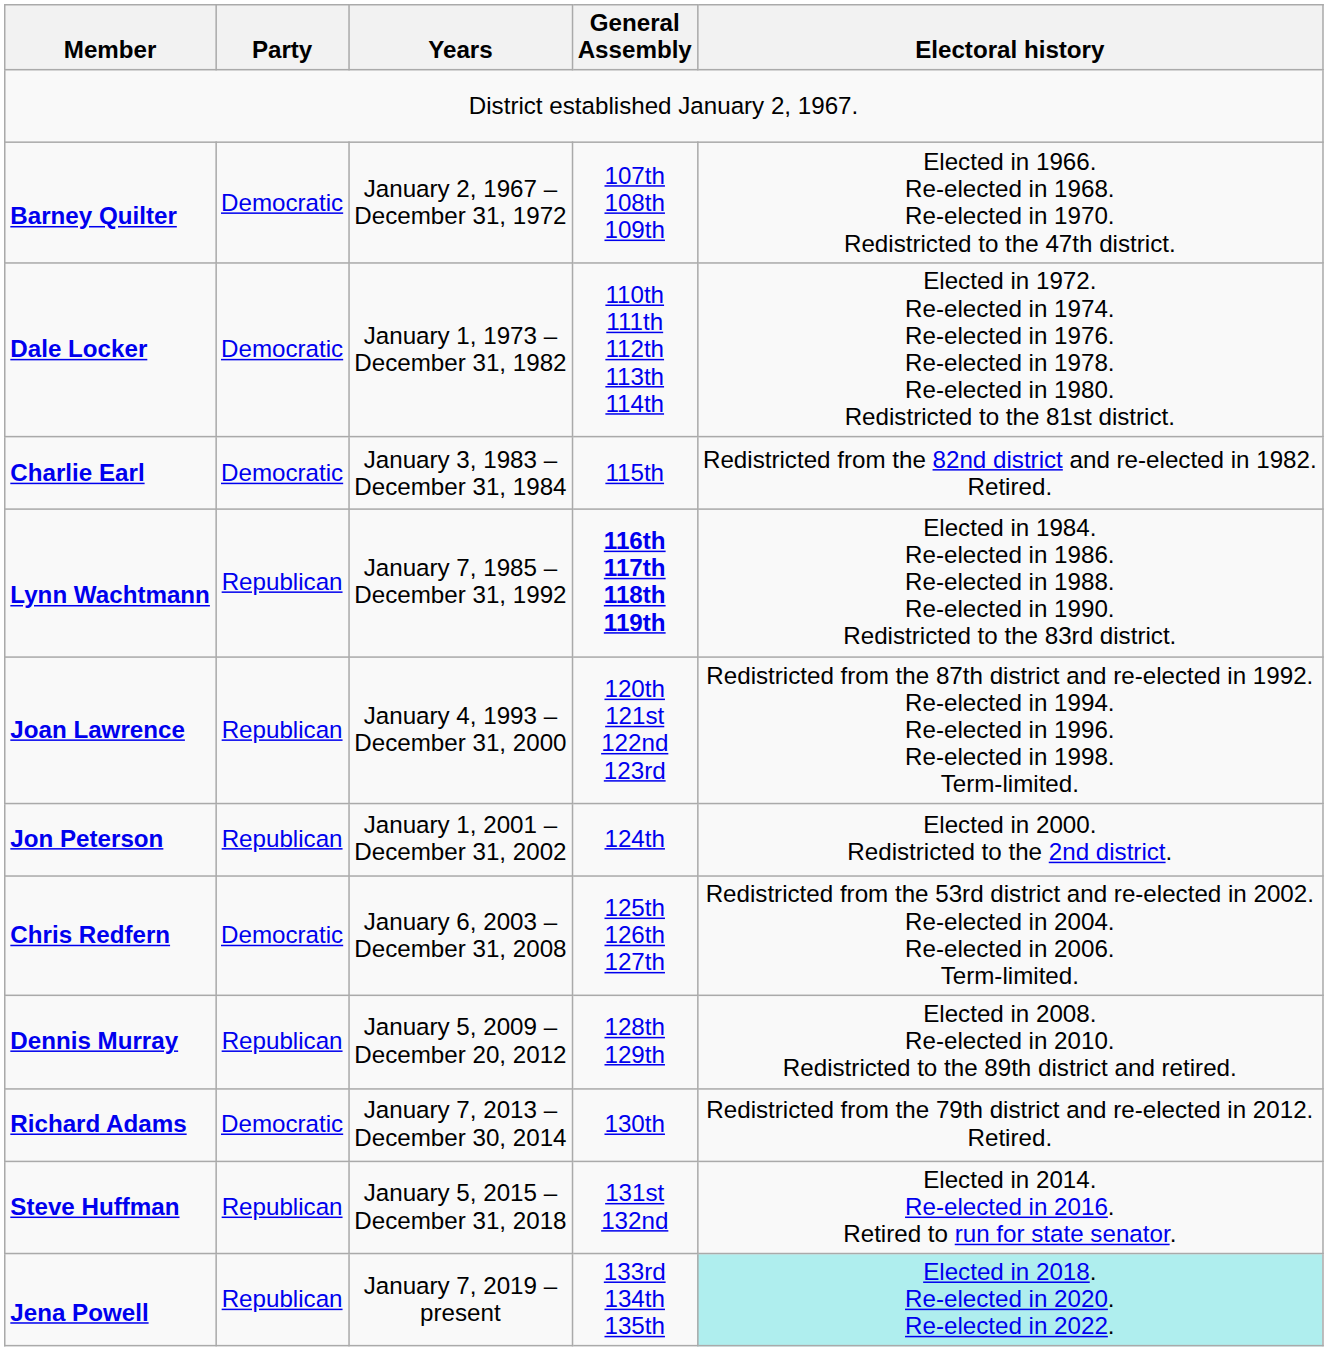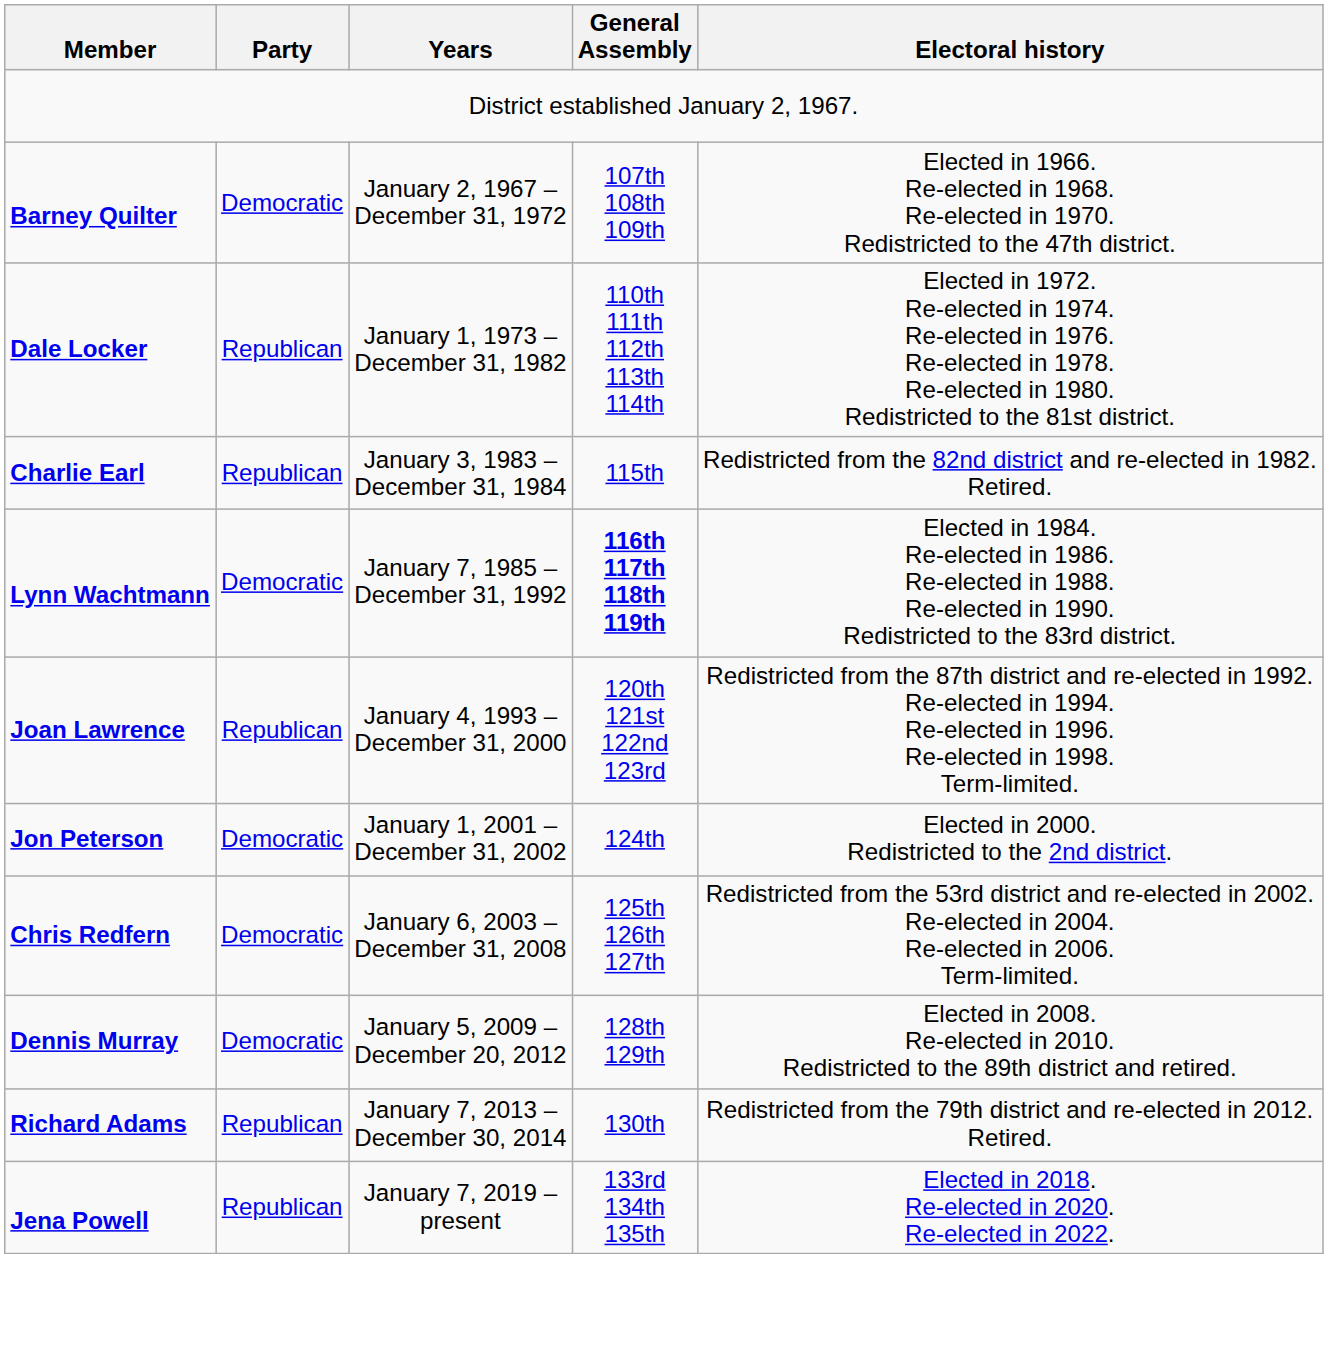(282, 349) Democratic -> (282, 349) Republican
(282, 472) Democratic -> (282, 472) Republican
(282, 582) Republican -> (282, 582) Democratic
(282, 839) Republican -> (282, 839) Democratic
(282, 1041) Republican -> (282, 1041) Democratic
(282, 1124) Democratic -> (282, 1124) Republican
- row: (95, 1206)
(1010, 1299) paleturquoise background -> (1010, 1206) no background
